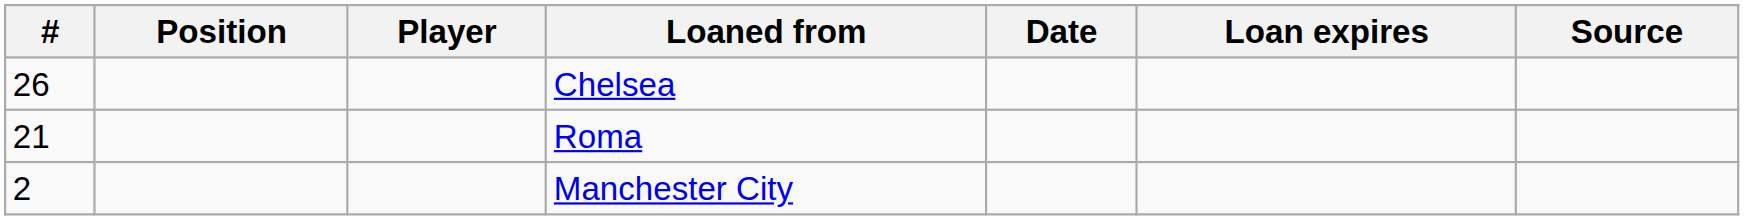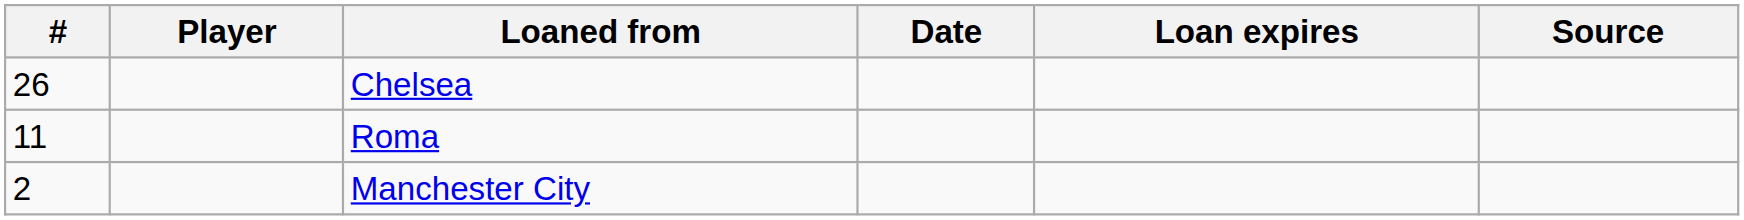- column: (222, 32)
(31, 136) 21 -> (30, 136) 11
